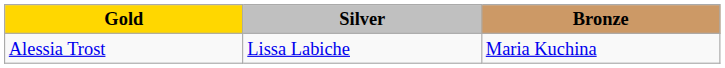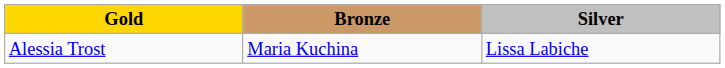columns swapped: (362, 19) <-> (601, 19)
